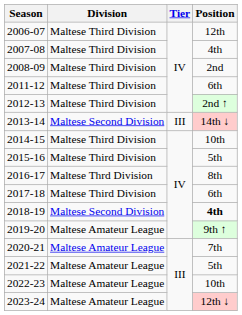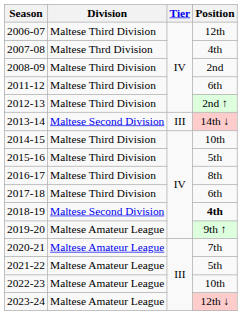(103, 49) Maltese Third Division -> (101, 49) Maltese Thrd Division
(101, 175) Maltese Thrd Division -> (103, 175) Maltese Third Division
